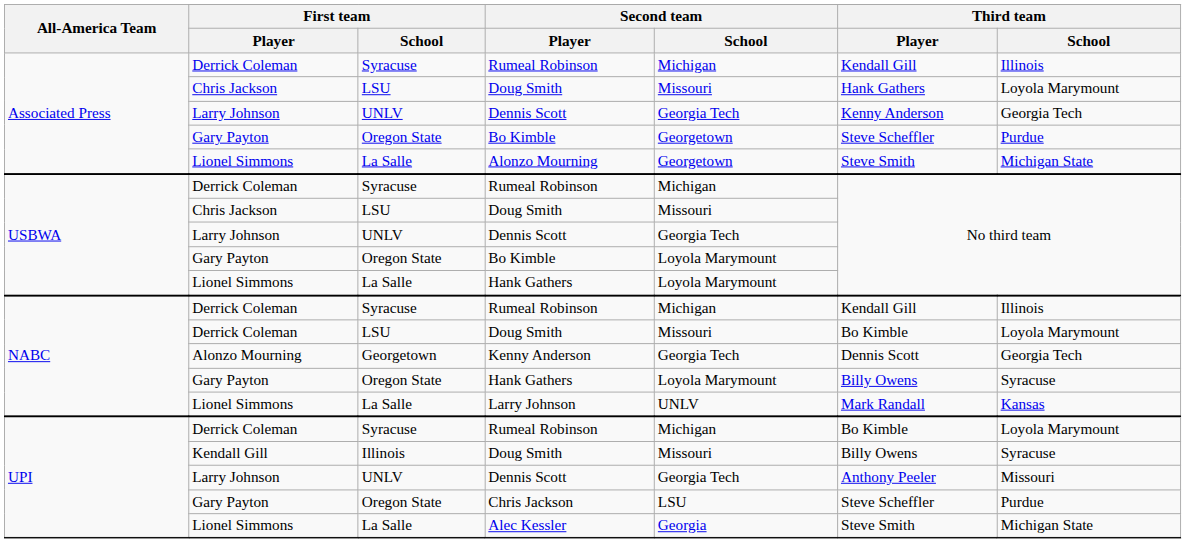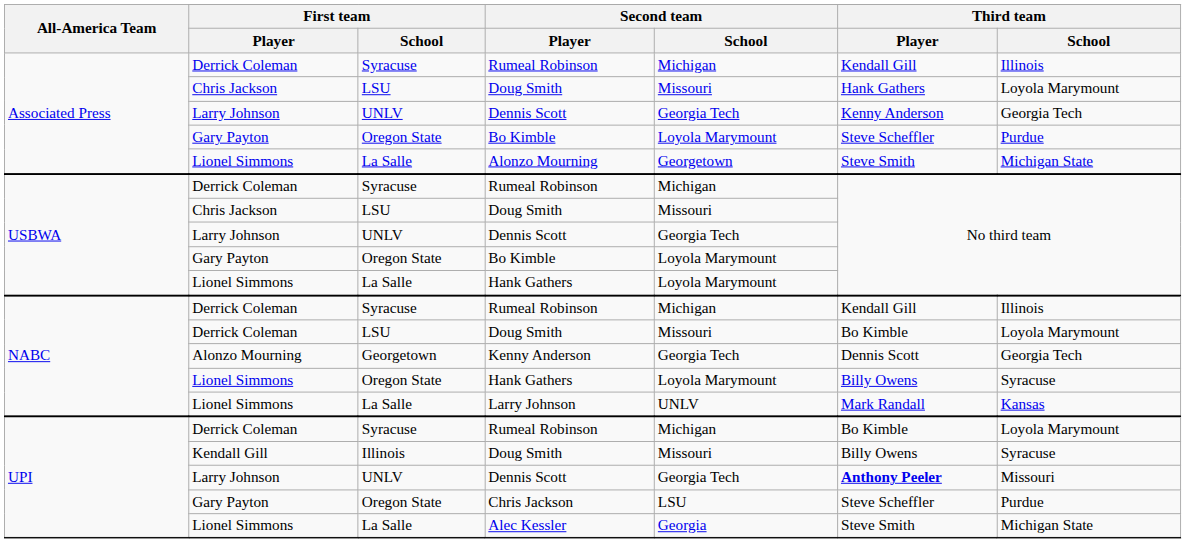(695, 137) Georgetown -> (717, 137) Loyola Marymount
(230, 380) Gary Payton -> (243, 380) Lionel Simmons
(888, 477) normal -> (891, 477) bold
